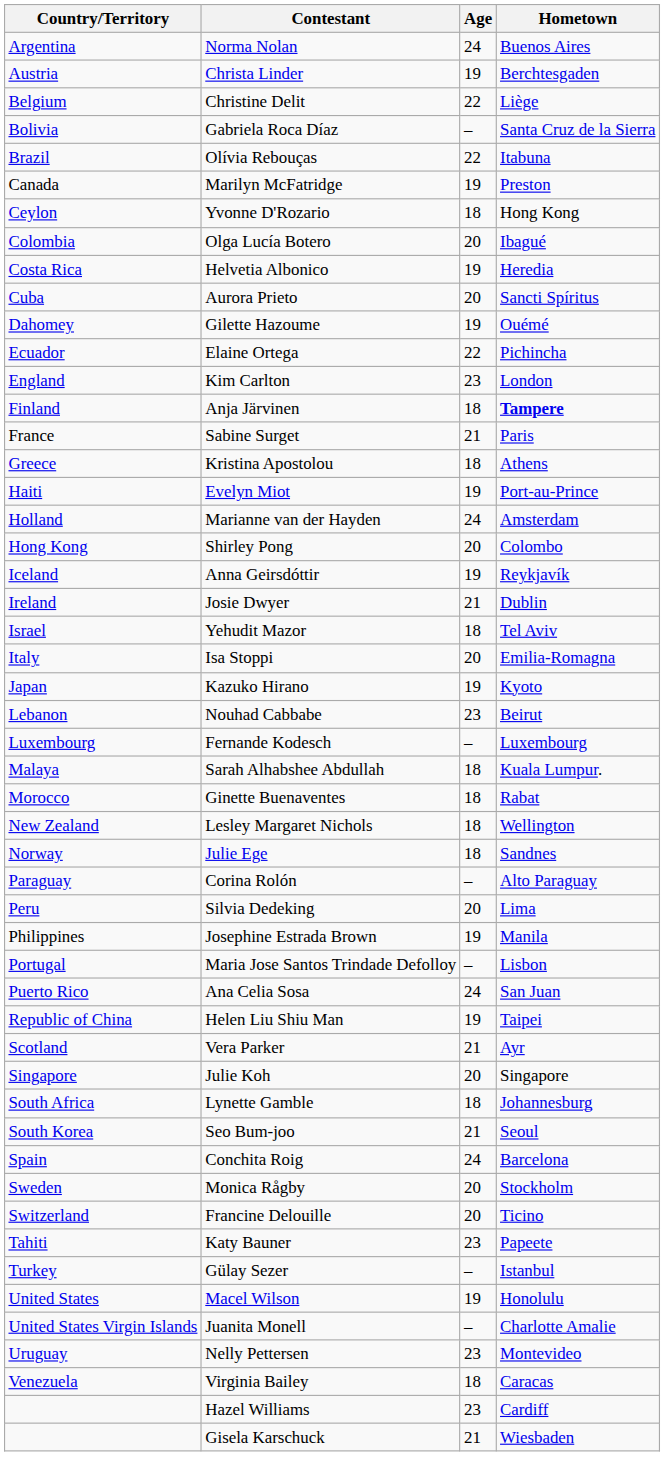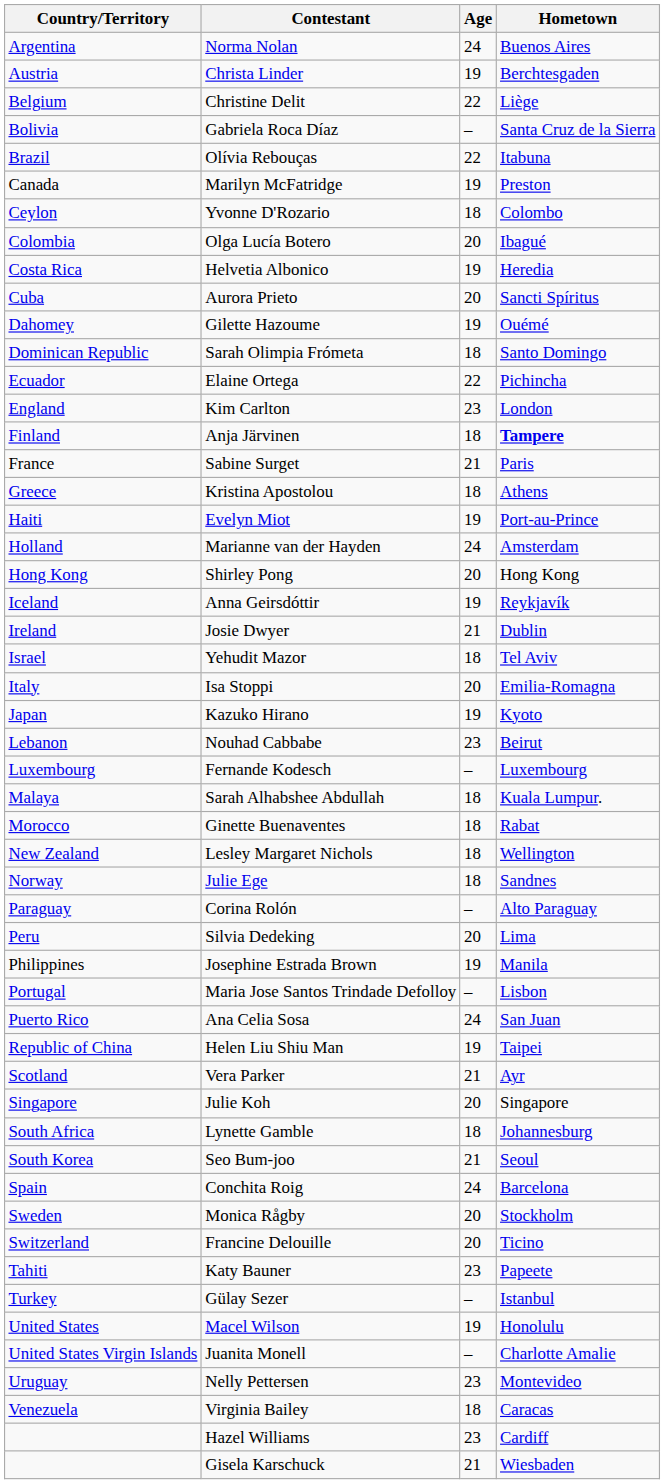(540, 213) Hong Kong -> (531, 213) Colombo
+ row: (284, 352)
(531, 547) Colombo -> (540, 574) Hong Kong
